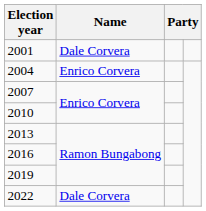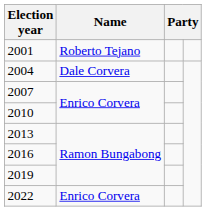(95, 50) Dale Corvera -> (100, 50) Roberto Tejano
(100, 71) Enrico Corvera -> (95, 71) Dale Corvera
(95, 196) Dale Corvera -> (100, 196) Enrico Corvera
